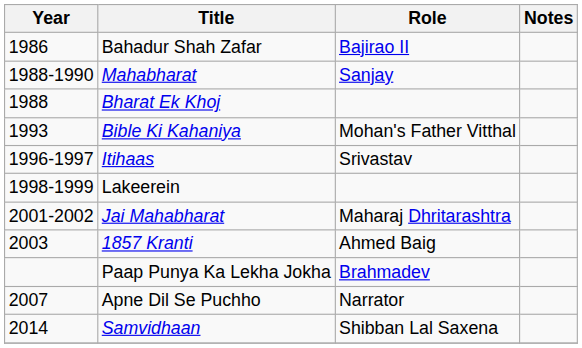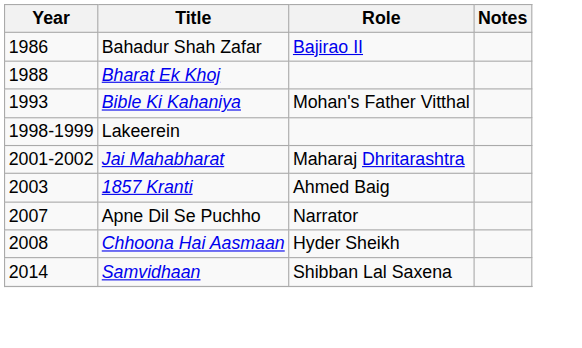- row: (149, 74)
- row: (128, 159)
- row: (216, 272)
+ row: (193, 243)
